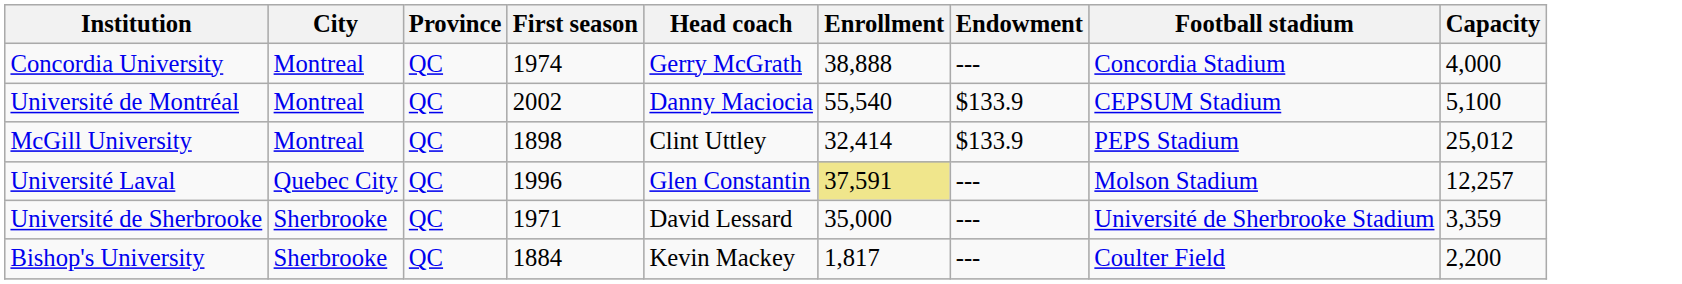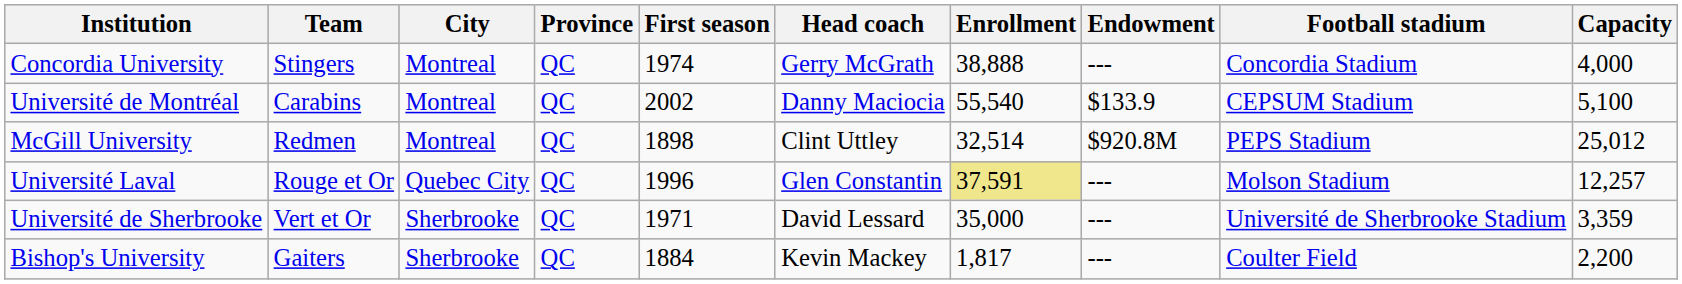+ column: (334, 24)
(858, 141) 32,414 -> (990, 141) 32,514
(990, 141) $133.9 -> (1132, 141) $920.8M
